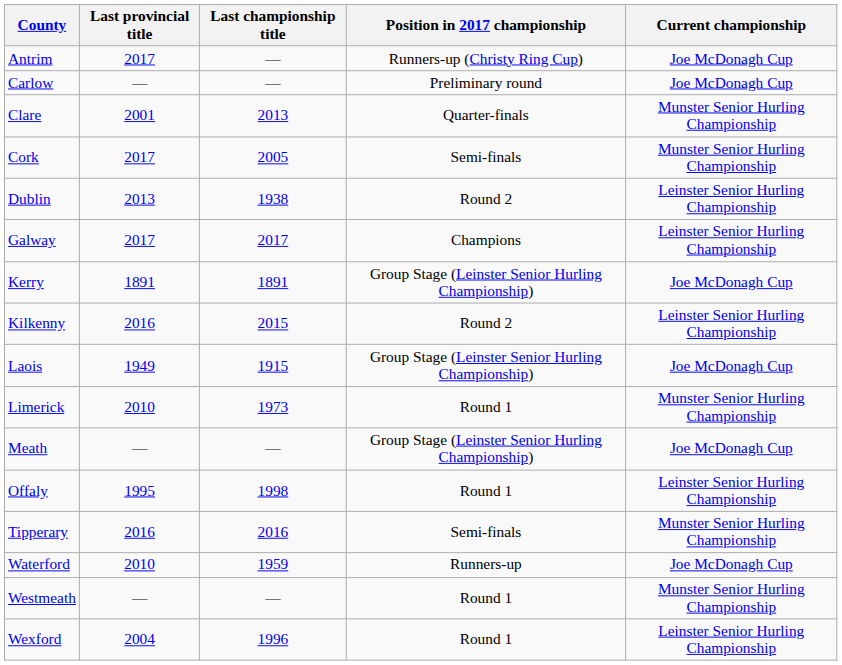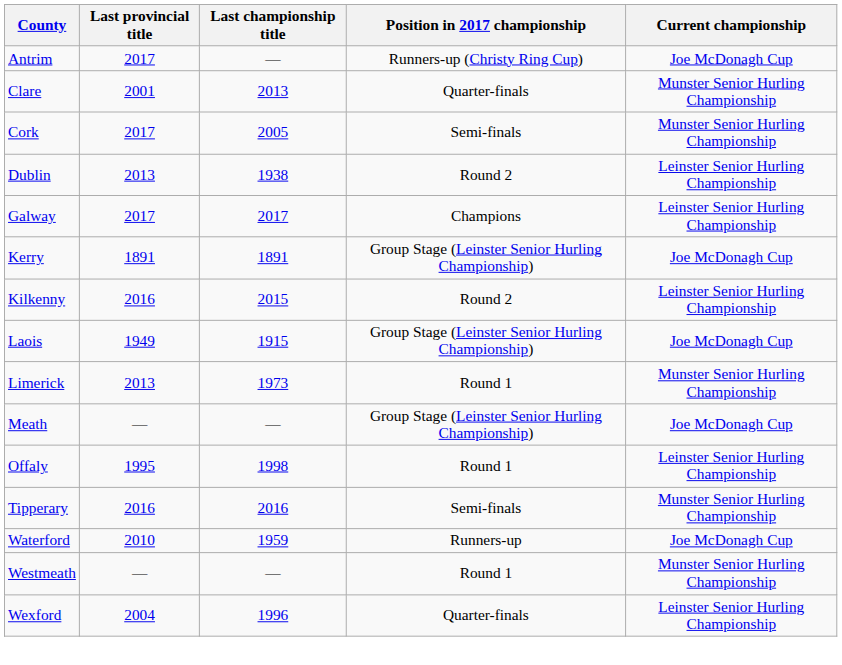- row: (31, 82)
(140, 407) 2010 -> (140, 382) 2013
(486, 639) Round 1 -> (486, 615) Quarter-finals
